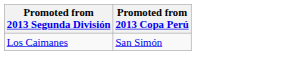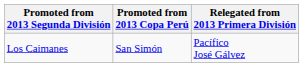+ column: (245, 19)
